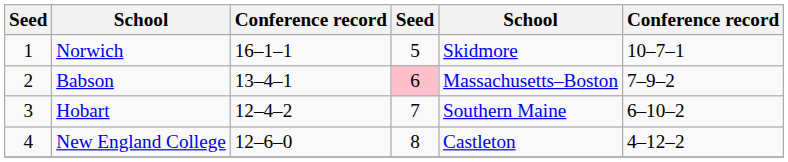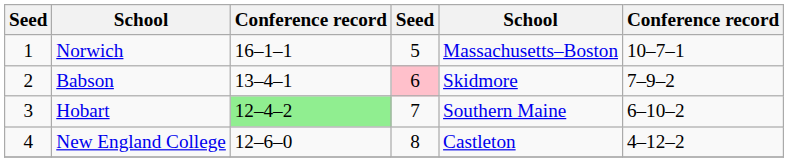(480, 50) Skidmore -> (531, 50) Massachusetts–Boston
(531, 80) Massachusetts–Boston -> (480, 80) Skidmore
(263, 111) no background -> (263, 111) lightgreen background
